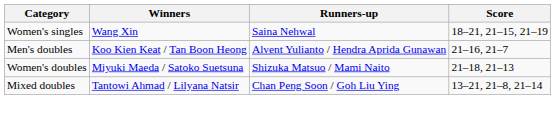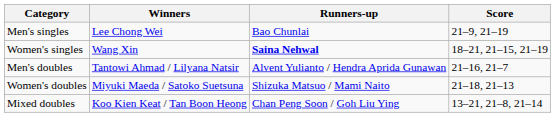+ row: (38, 31)
(284, 31) normal -> (285, 49) bold
(169, 49) Koo Kien Keat / Tan Boon Heong -> (165, 67) Tantowi Ahmad / Lilyana Natsir
(165, 85) Tantowi Ahmad / Lilyana Natsir -> (169, 103) Koo Kien Keat / Tan Boon Heong
